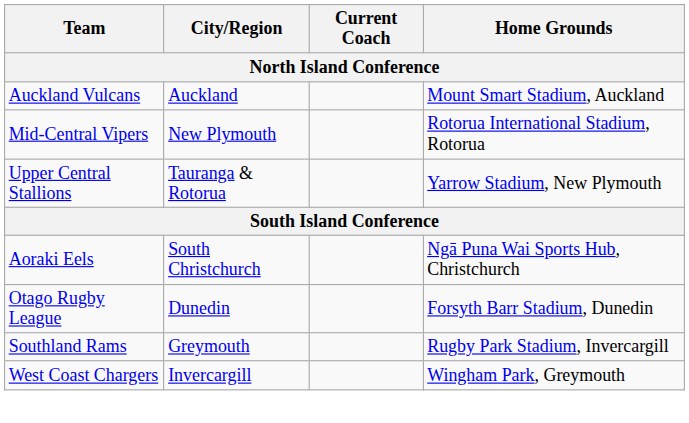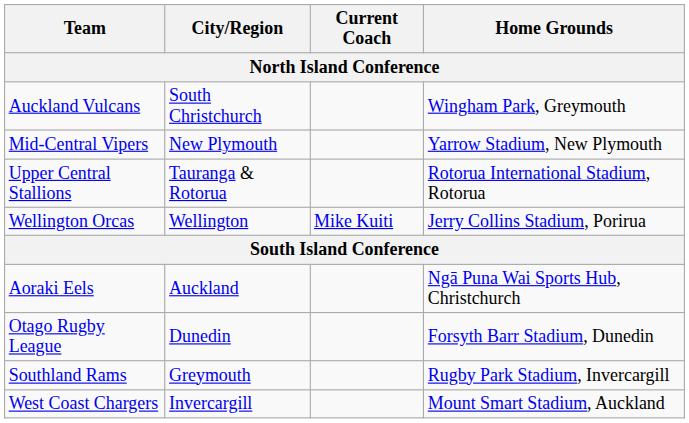(203, 95) Auckland -> (215, 105) South Christchurch
(546, 95) Mount Smart Stadium, Auckland -> (527, 105) Wingham Park, Greymouth
(538, 134) Rotorua International Stadium, Rotorua -> (545, 144) Yarrow Stadium, New Plymouth
(544, 182) Yarrow Stadium, New Plymouth -> (539, 182) Rotorua International Stadium, Rotorua
+ row: (71, 221)
(214, 259) South Christchurch -> (204, 288) Auckland
(526, 375) Wingham Park, Greymouth -> (546, 403) Mount Smart Stadium, Auckland
